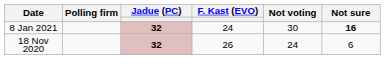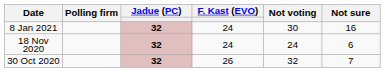(351, 28) bold -> (351, 28) normal
(228, 45) 26 -> (228, 45) 24
+ row: (33, 61)
